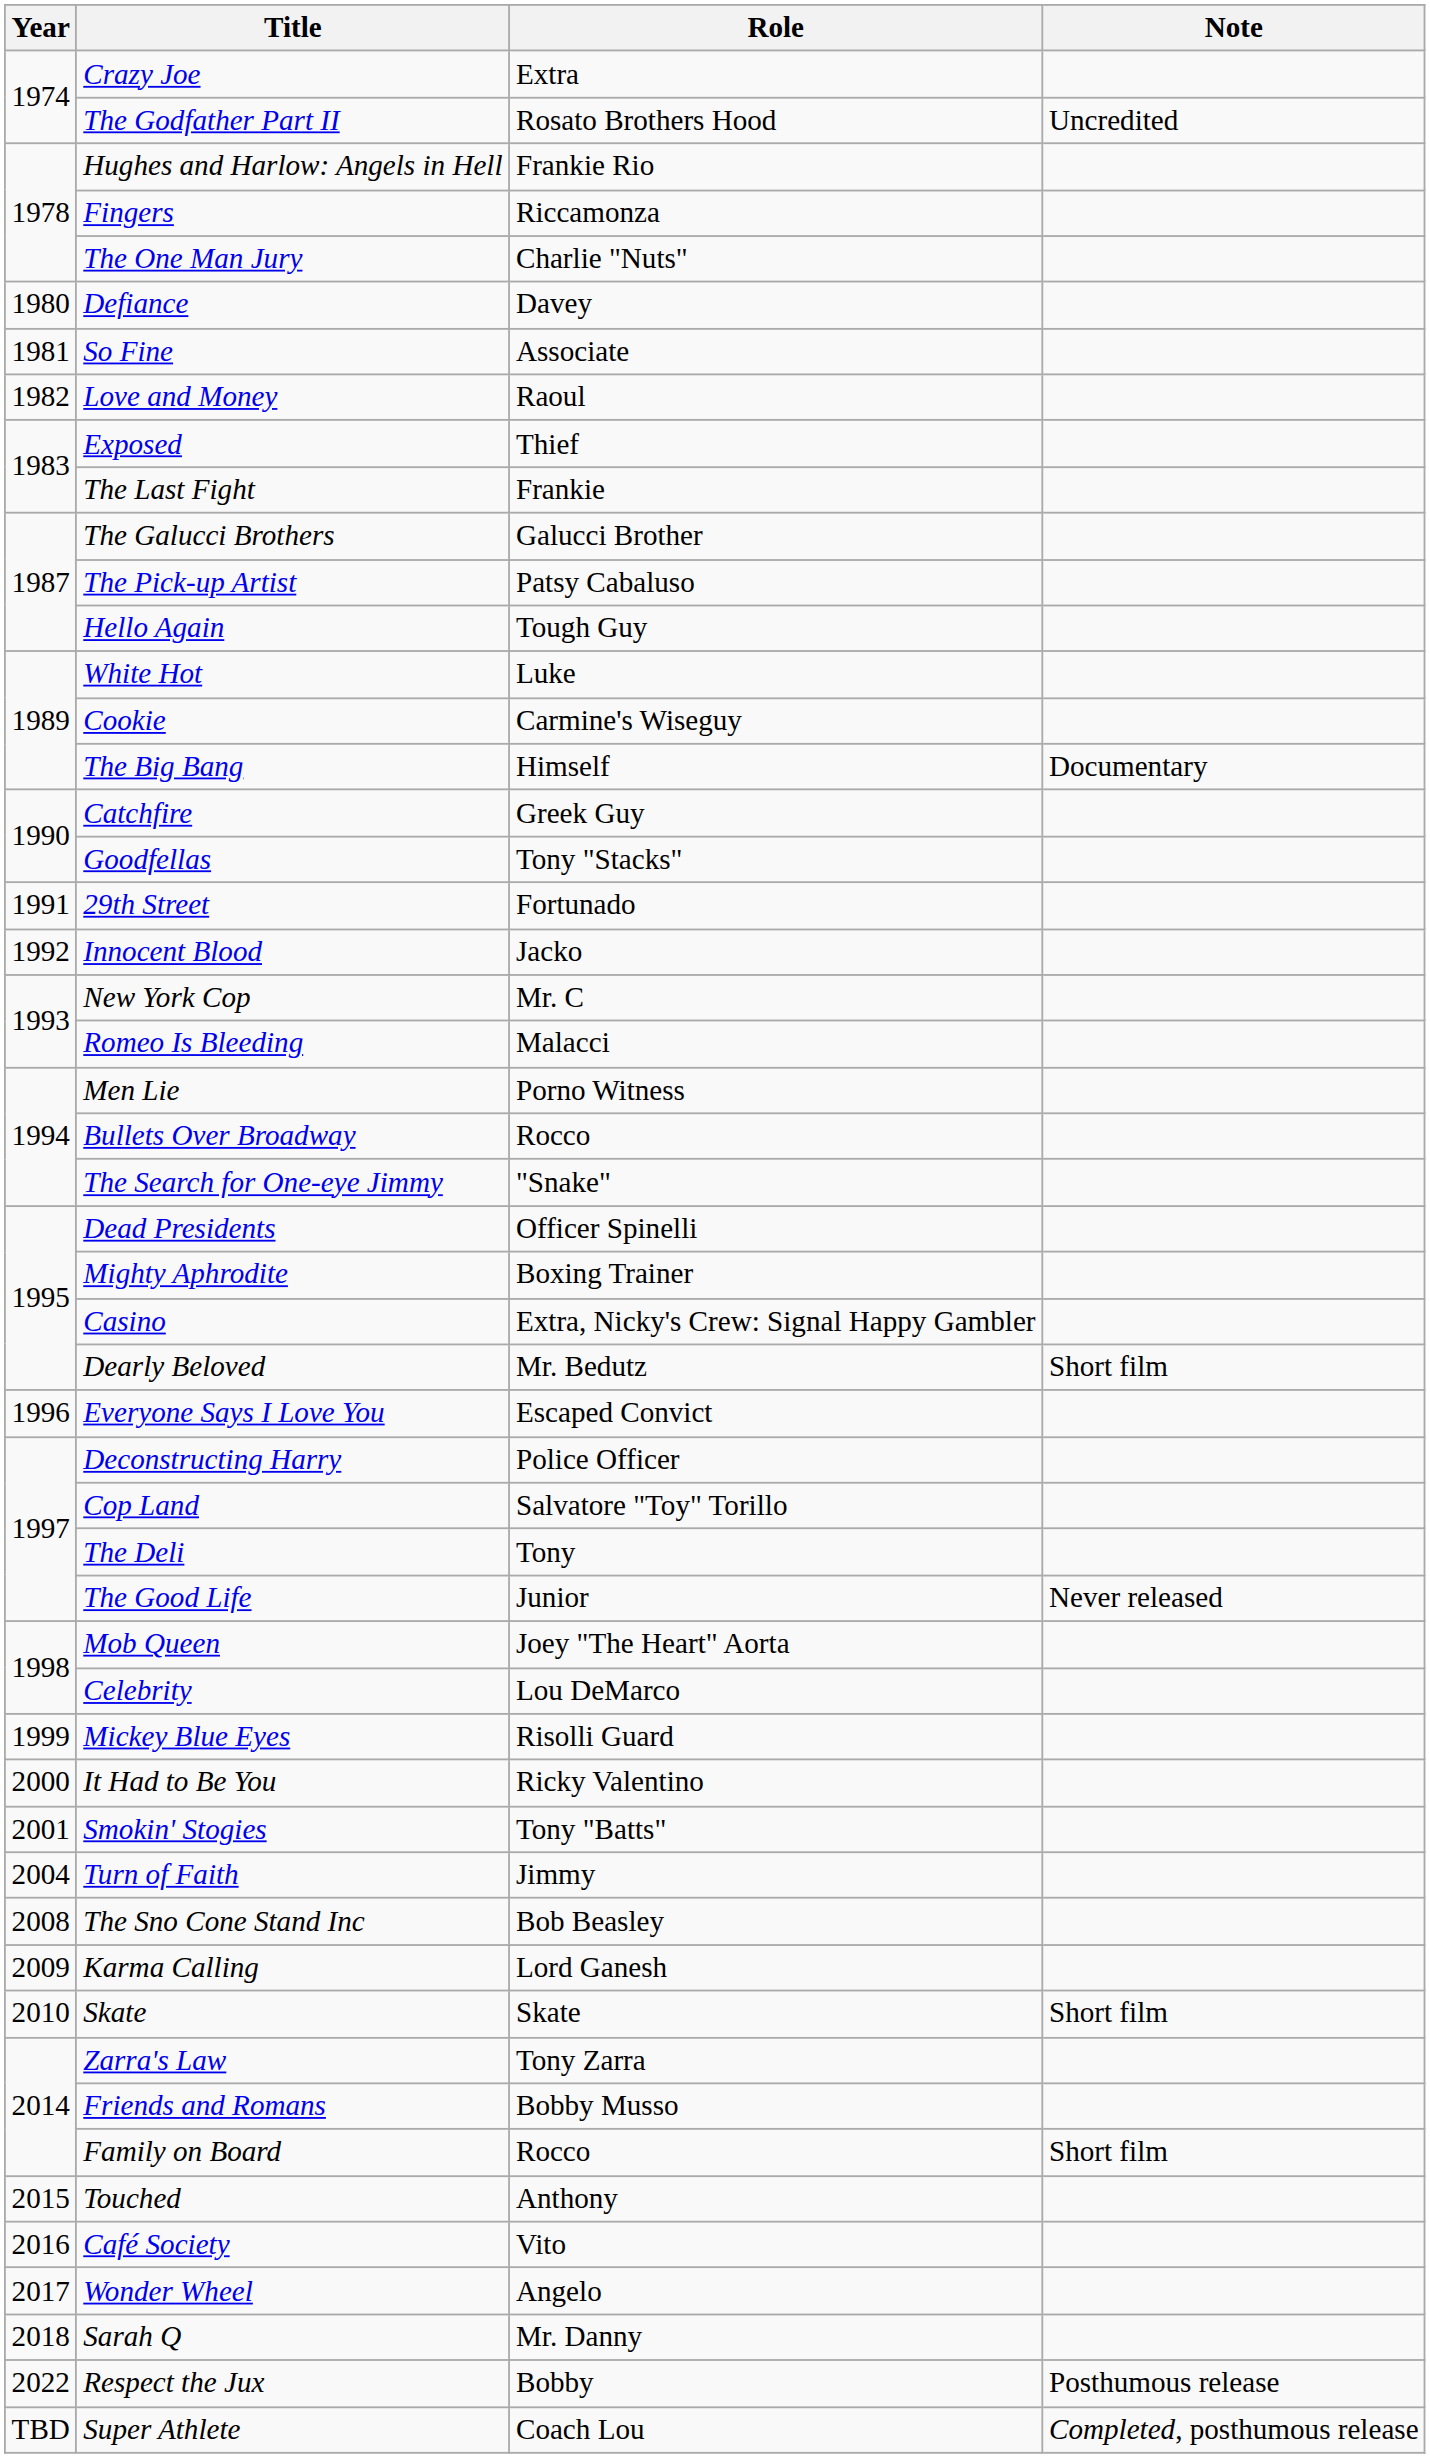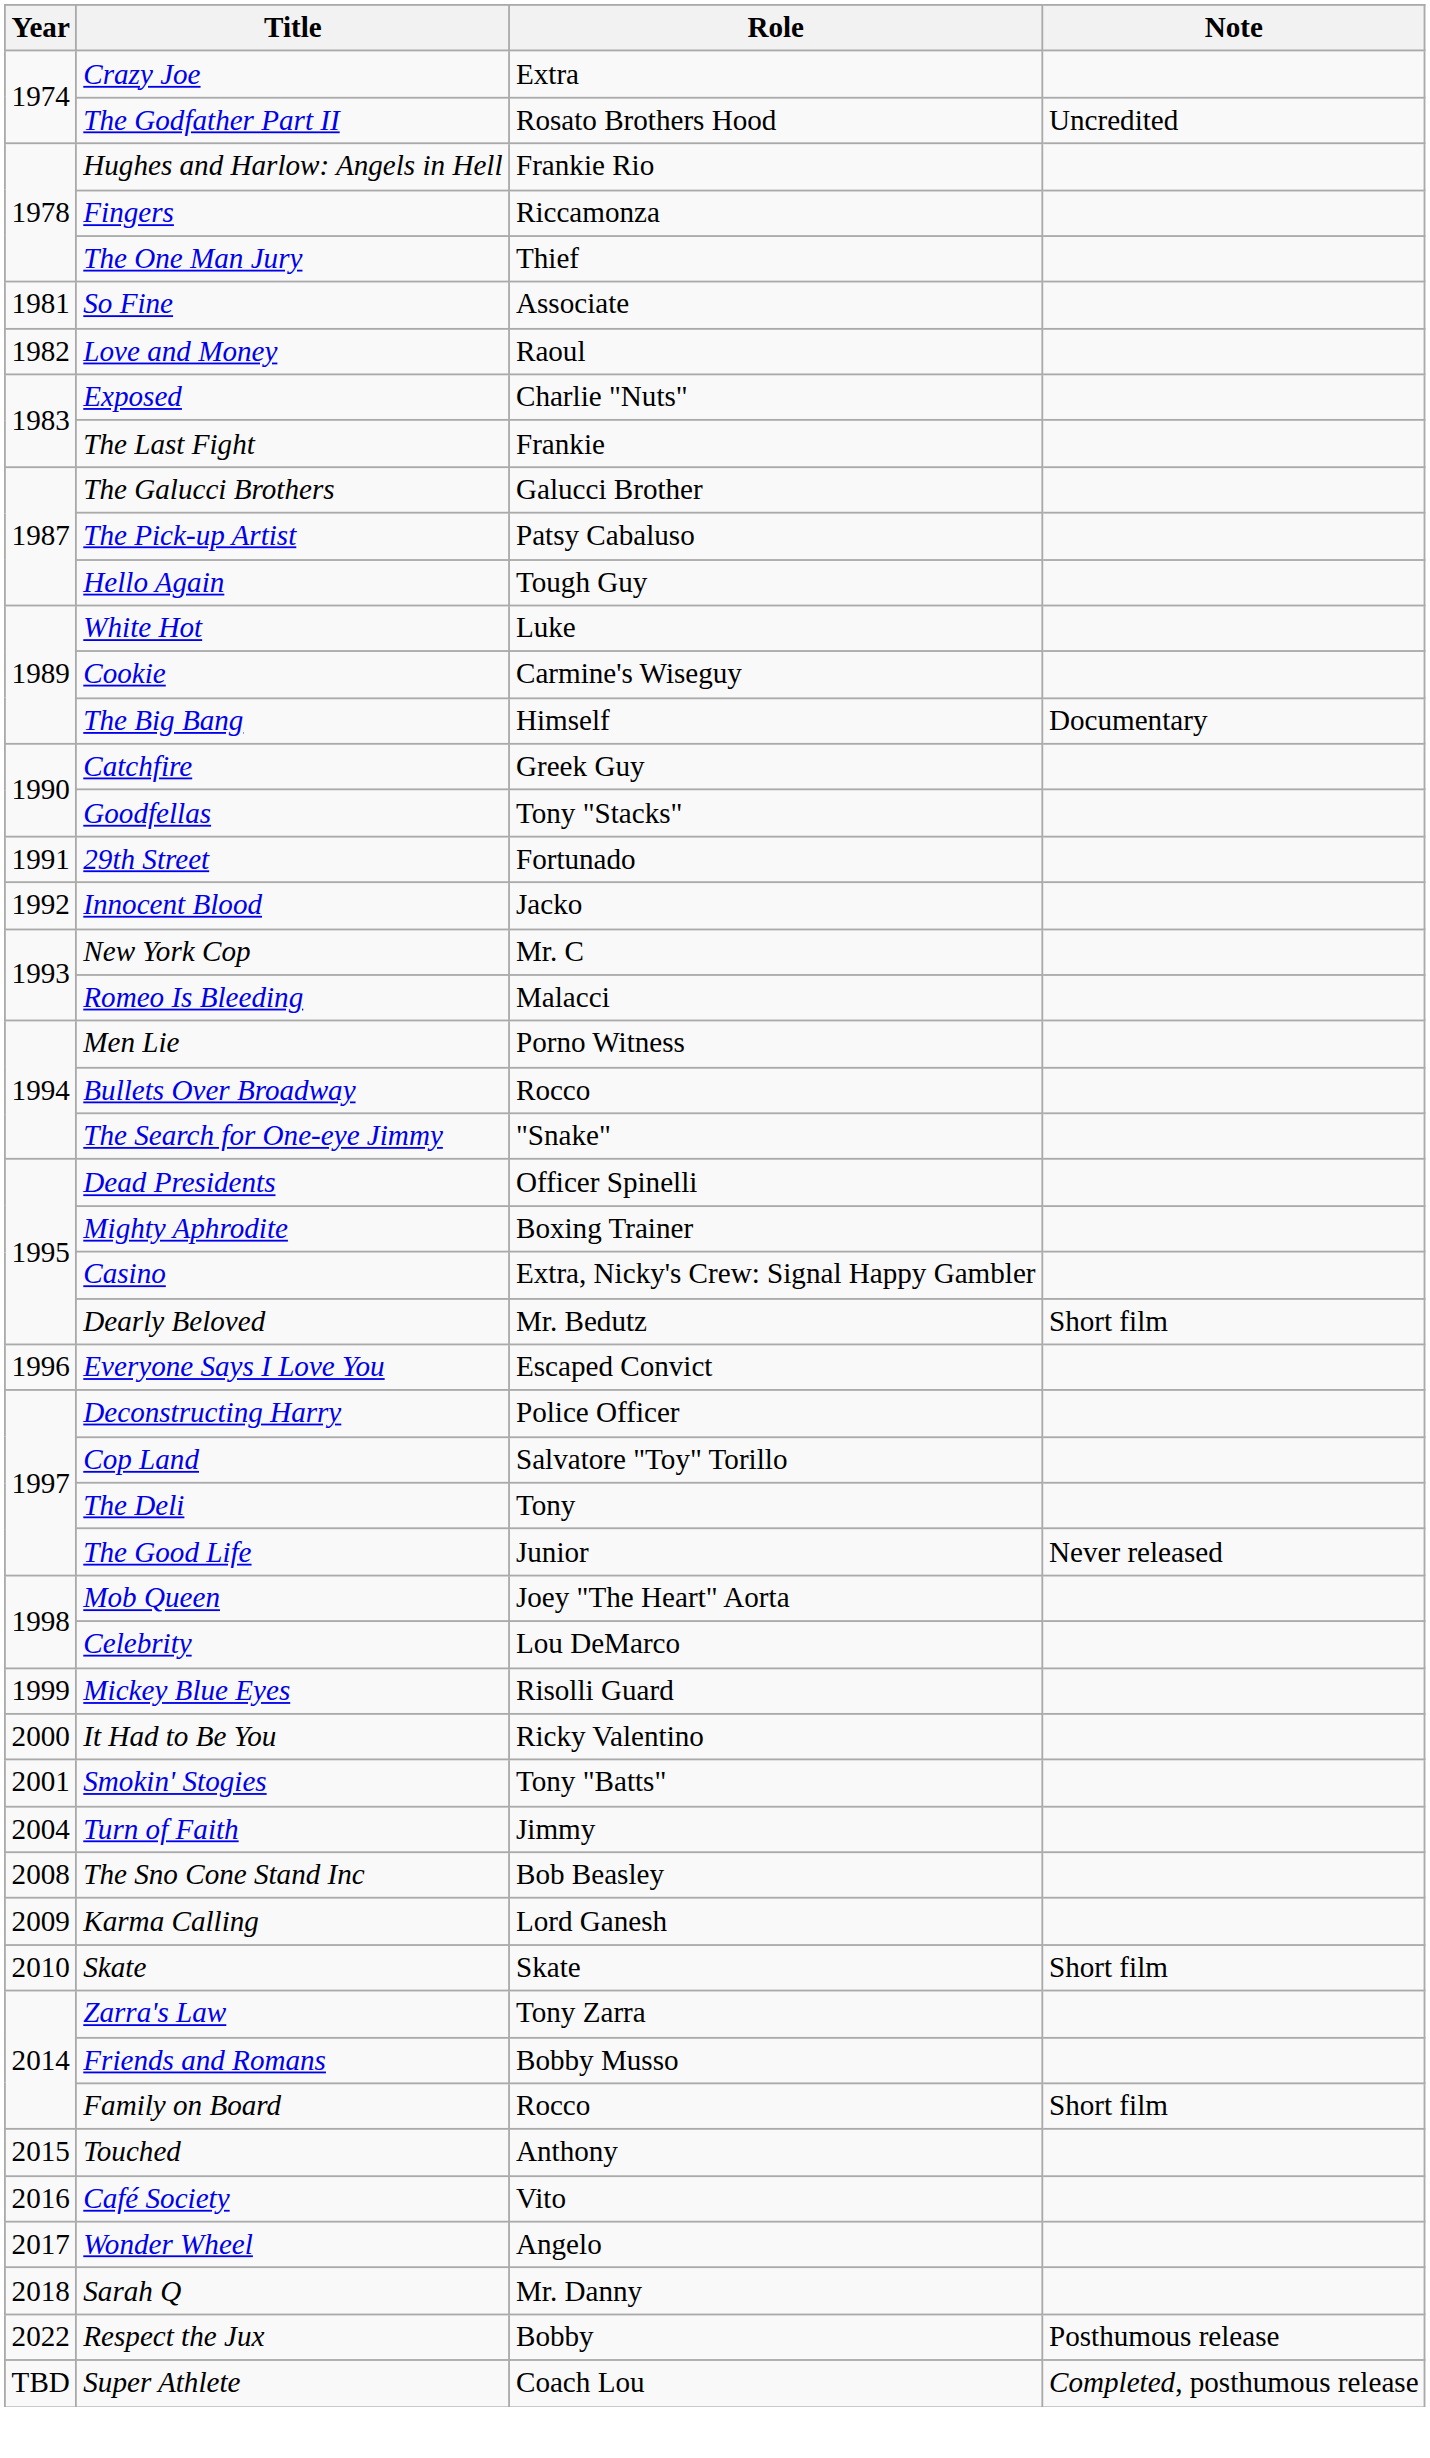(602, 258) Charlie "Nuts" -> (547, 258) Thief
- row: (136, 304)
(547, 443) Thief -> (602, 397) Charlie "Nuts"
